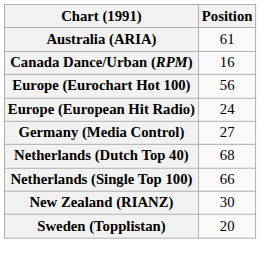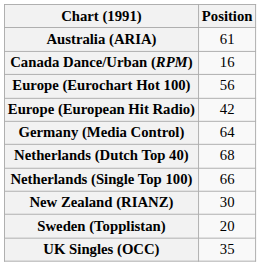(227, 109) 24 -> (227, 109) 42
(227, 132) 27 -> (227, 132) 64
+ row: (101, 249)
